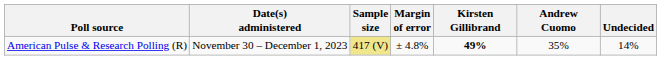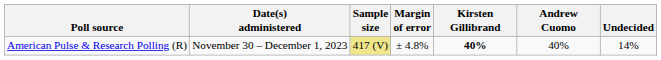(475, 45) 49% -> (475, 45) 40%
(559, 45) 35% -> (559, 45) 40%
